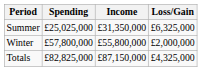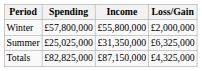rows swapped: (23, 27) <-> (20, 43)
